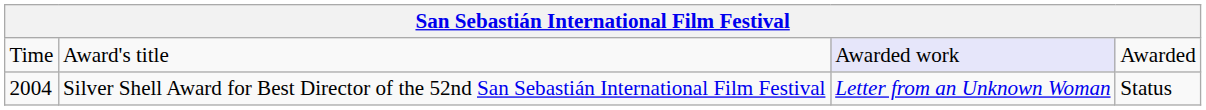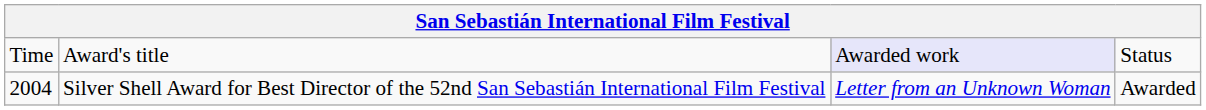(1158, 54) Awarded -> (1146, 54) Status
(1146, 88) Status -> (1158, 88) Awarded
